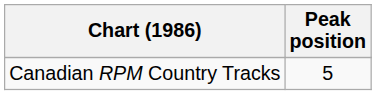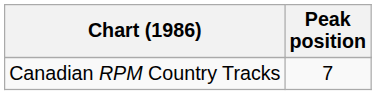(328, 73) 5 -> (328, 73) 7
